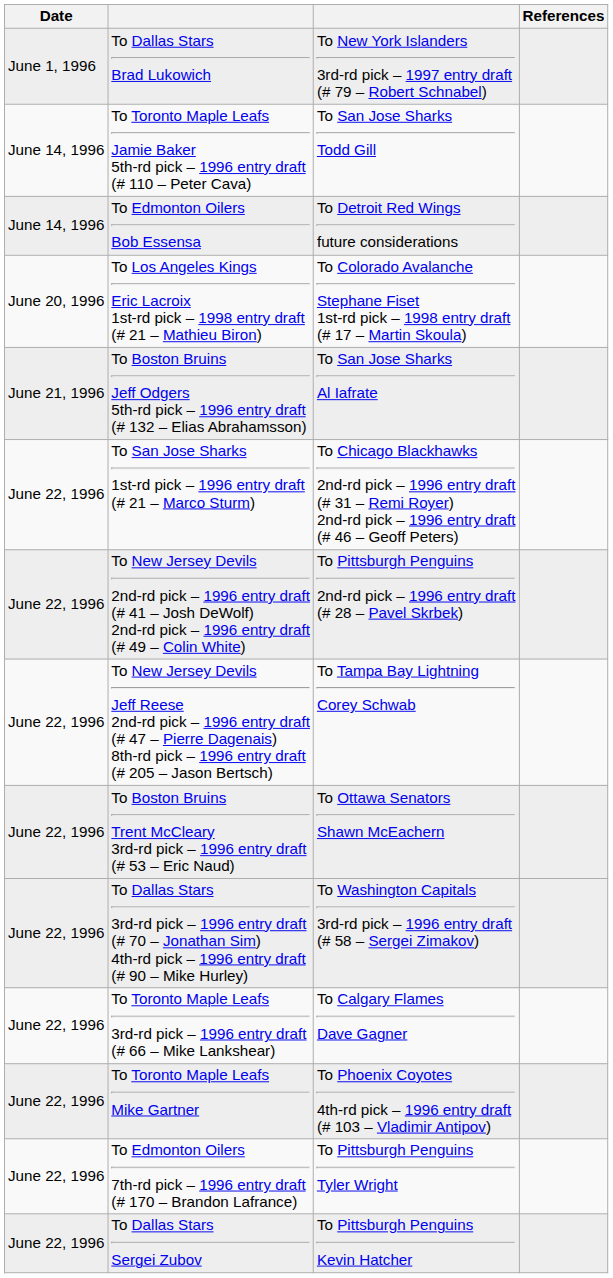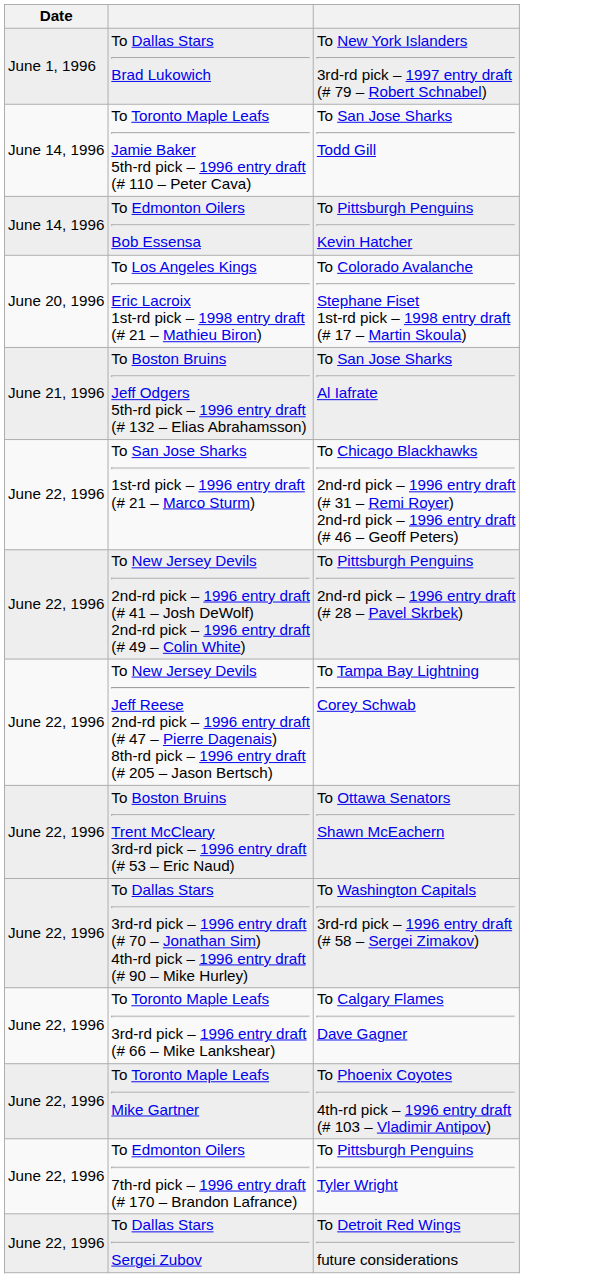- column: (563, 16)
(416, 225) To Detroit Red Wings future considerations -> (416, 225) To Pittsburgh Penguins Kevin Hatcher
(416, 1243) To Pittsburgh Penguins Kevin Hatcher -> (416, 1243) To Detroit Red Wings future considerations
